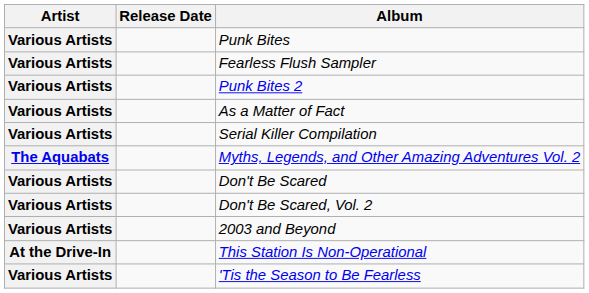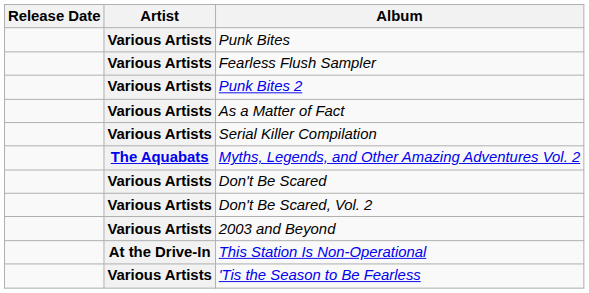columns swapped: (60, 16) <-> (166, 16)
